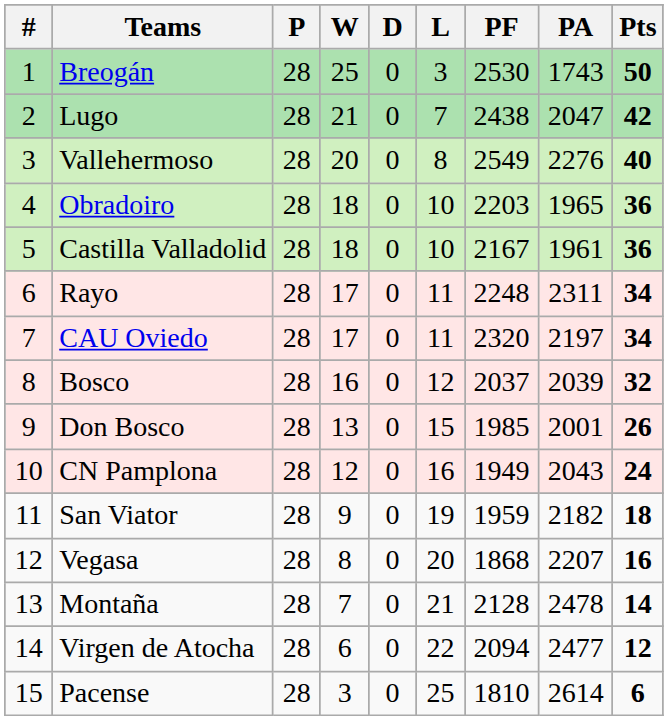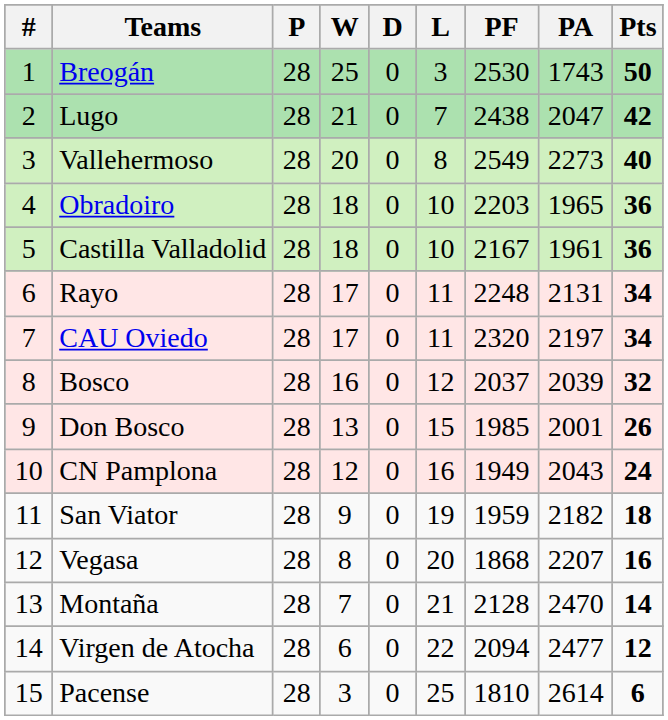(576, 159) 2276 -> (576, 159) 2273
(576, 293) 2311 -> (576, 293) 2131
(576, 603) 2478 -> (576, 603) 2470
